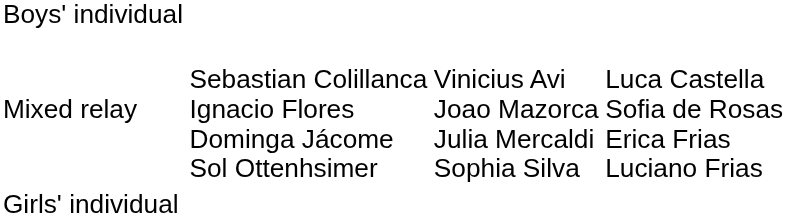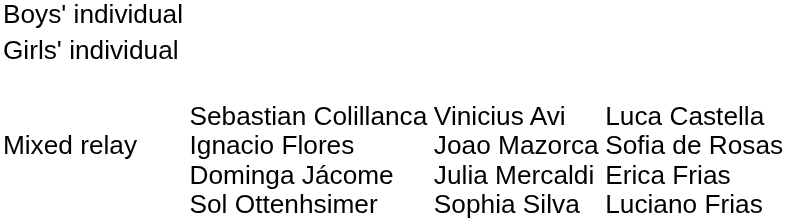rows swapped: (91, 204) <-> (70, 109)
